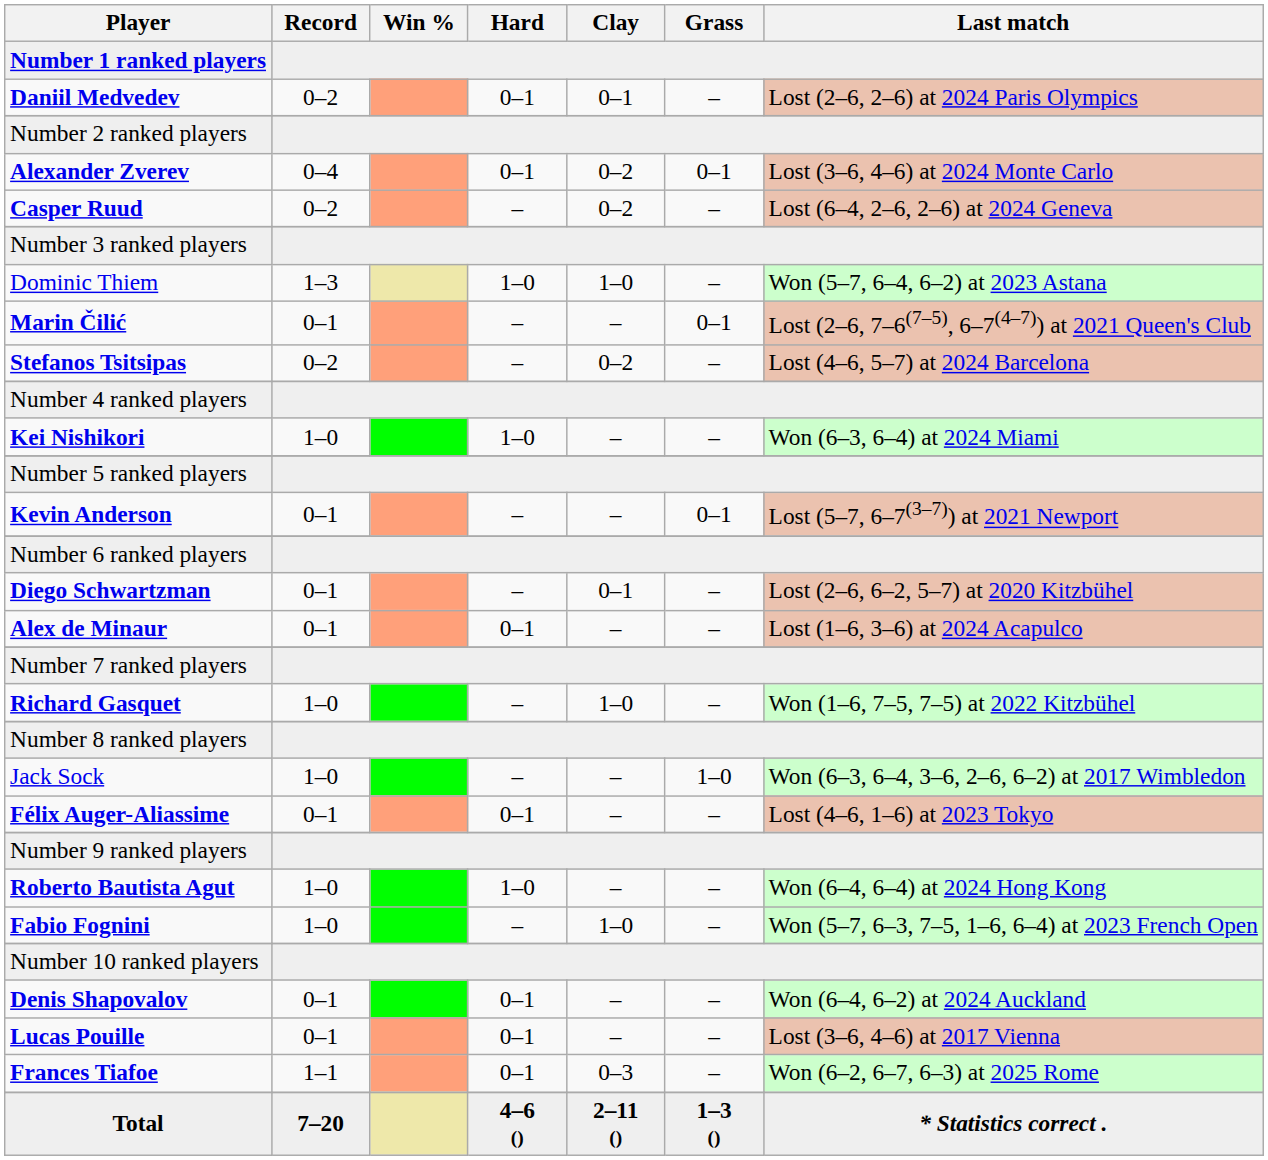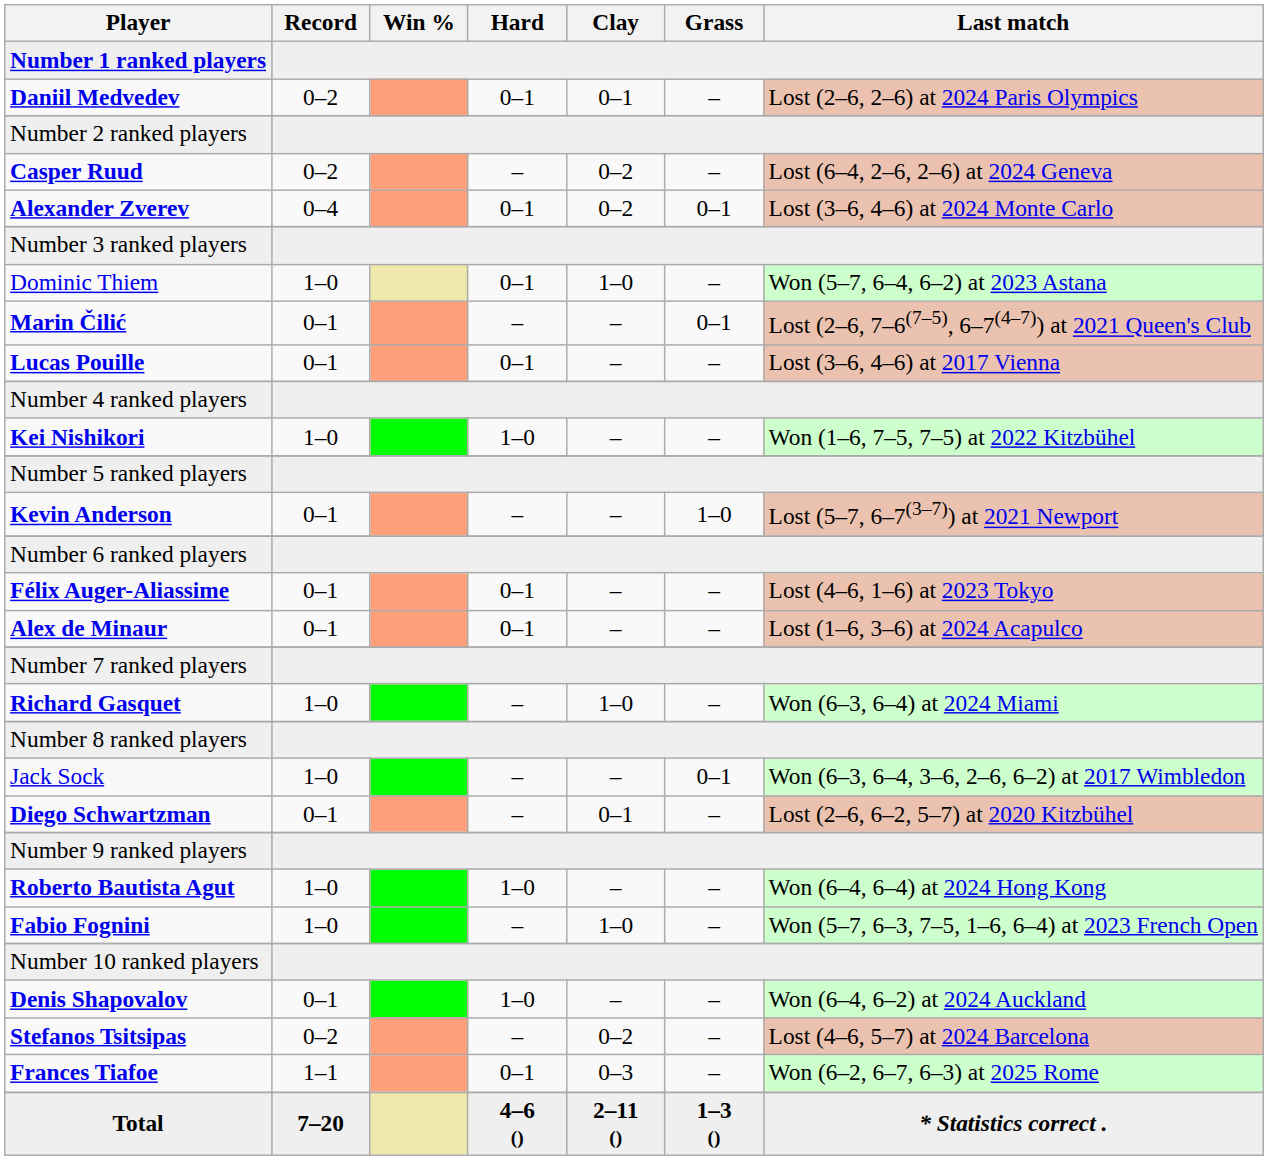rows swapped: (76, 208) <-> (100, 171)
(321, 282) 1–3 -> (321, 282) 1–0
(517, 282) 1–0 -> (517, 282) 0–1
rows swapped: (98, 362) <-> (77, 1035)
(914, 436) Won (6–3, 6–4) at 2024 Miami -> (952, 436) Won (1–6, 7–5, 7–5) at 2022 Kitzbühel
(714, 514) 0–1 -> (714, 514) 1–0
rows swapped: (120, 813) <-> (110, 591)
(952, 702) Won (1–6, 7–5, 7–5) at 2022 Kitzbühel -> (914, 702) Won (6–3, 6–4) at 2024 Miami
(714, 776) 1–0 -> (714, 776) 0–1
(517, 998) 0–1 -> (517, 998) 1–0
